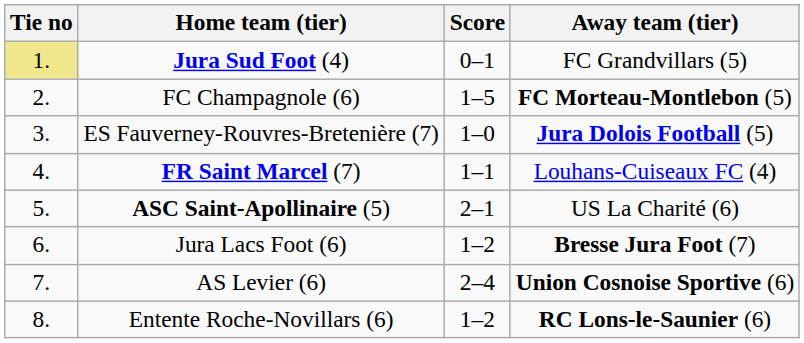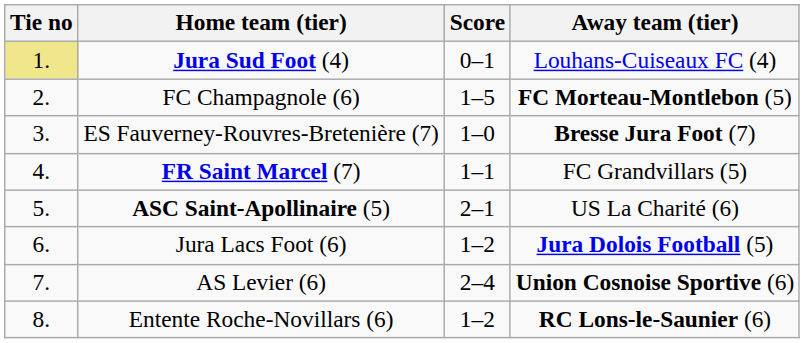(655, 60) FC Grandvillars (5) -> (655, 60) Louhans-Cuiseaux FC (4)
(655, 134) Jura Dolois Football (5) -> (655, 134) Bresse Jura Foot (7)
(655, 171) Louhans-Cuiseaux FC (4) -> (655, 171) FC Grandvillars (5)
(655, 245) Bresse Jura Foot (7) -> (655, 245) Jura Dolois Football (5)
